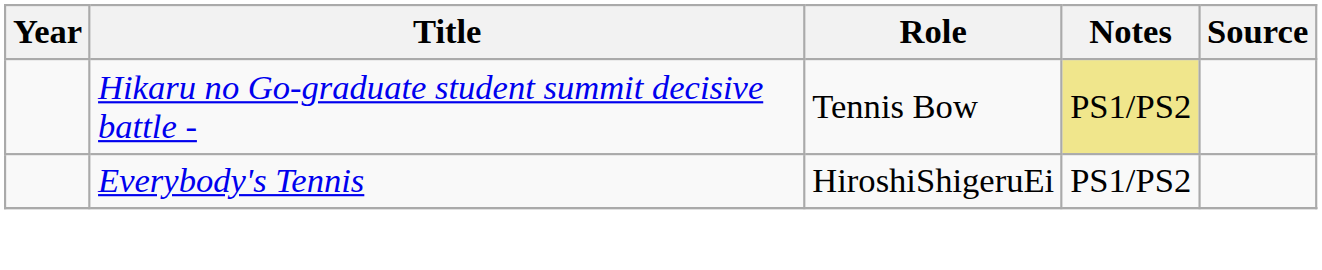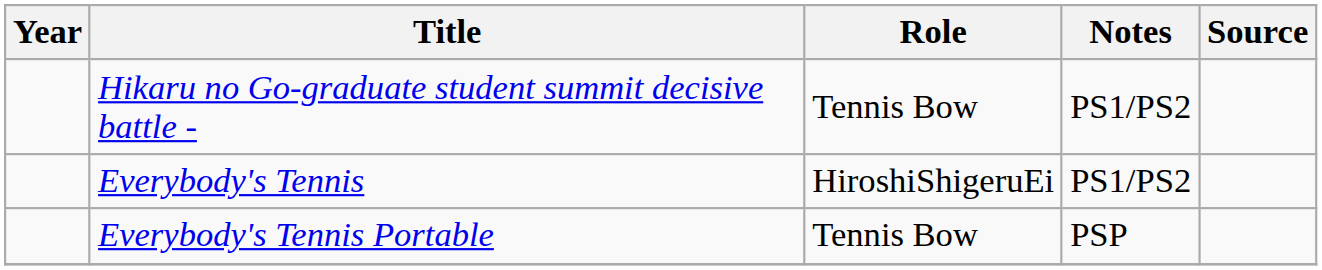(1131, 106) khaki background -> (1131, 106) no background
+ row: (296, 235)
